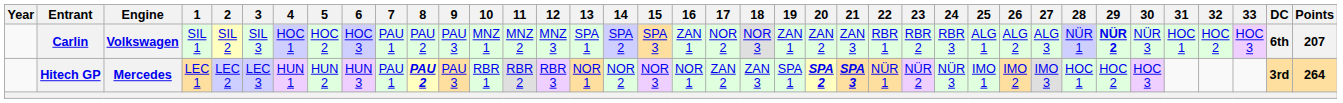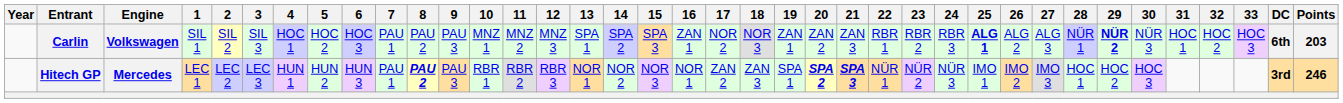(984, 41) normal -> (985, 41) bold
(1315, 41) 207 -> (1316, 41) 203
(1315, 75) 264 -> (1316, 75) 246
